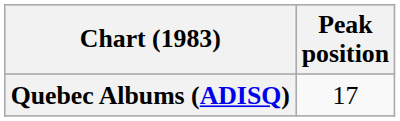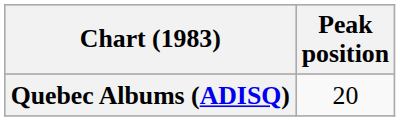(345, 94) 17 -> (345, 94) 20
